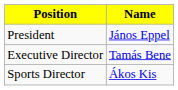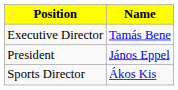rows swapped: (31, 34) <-> (55, 54)
